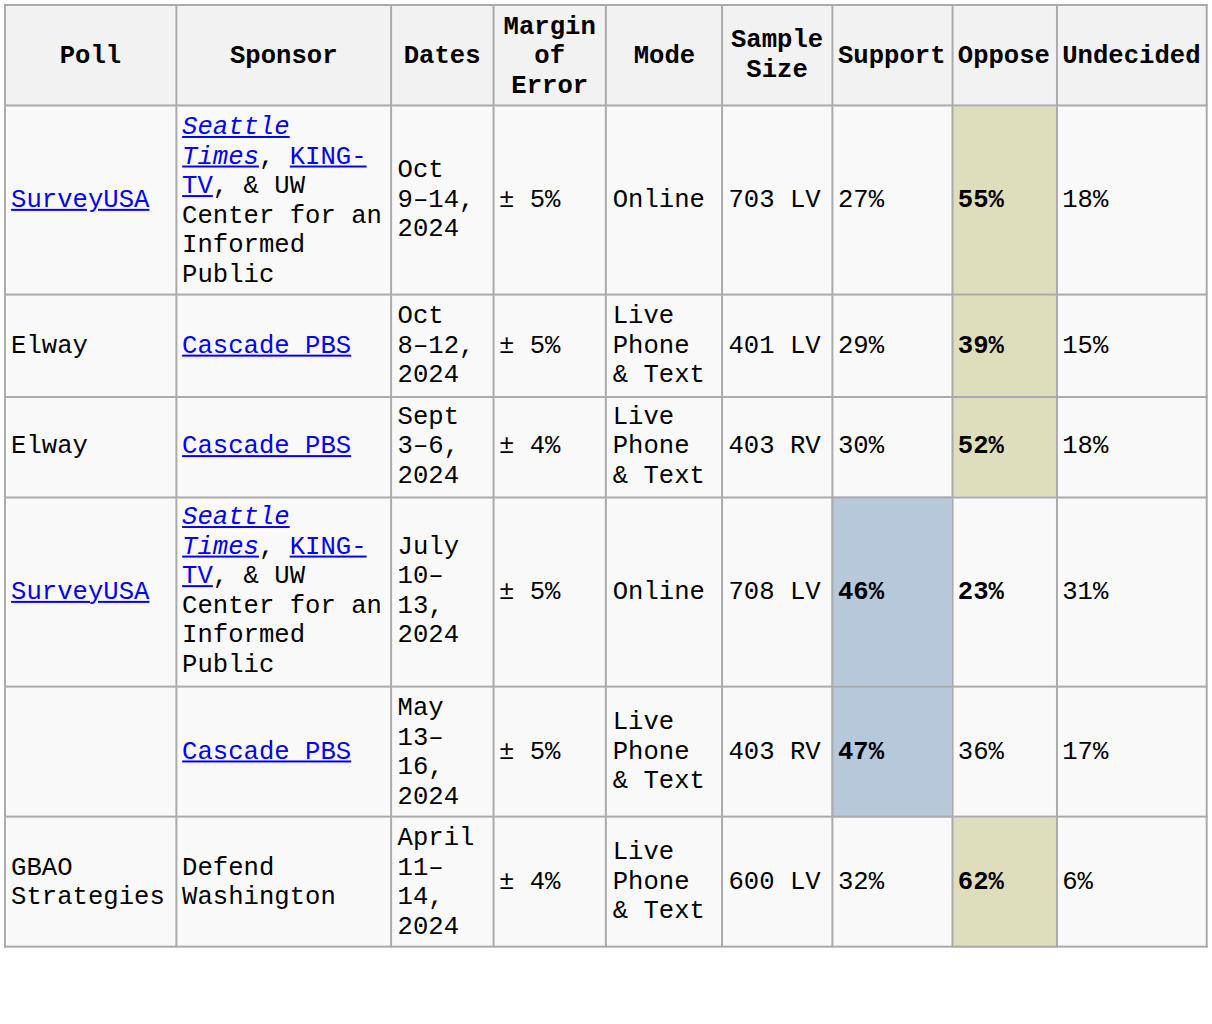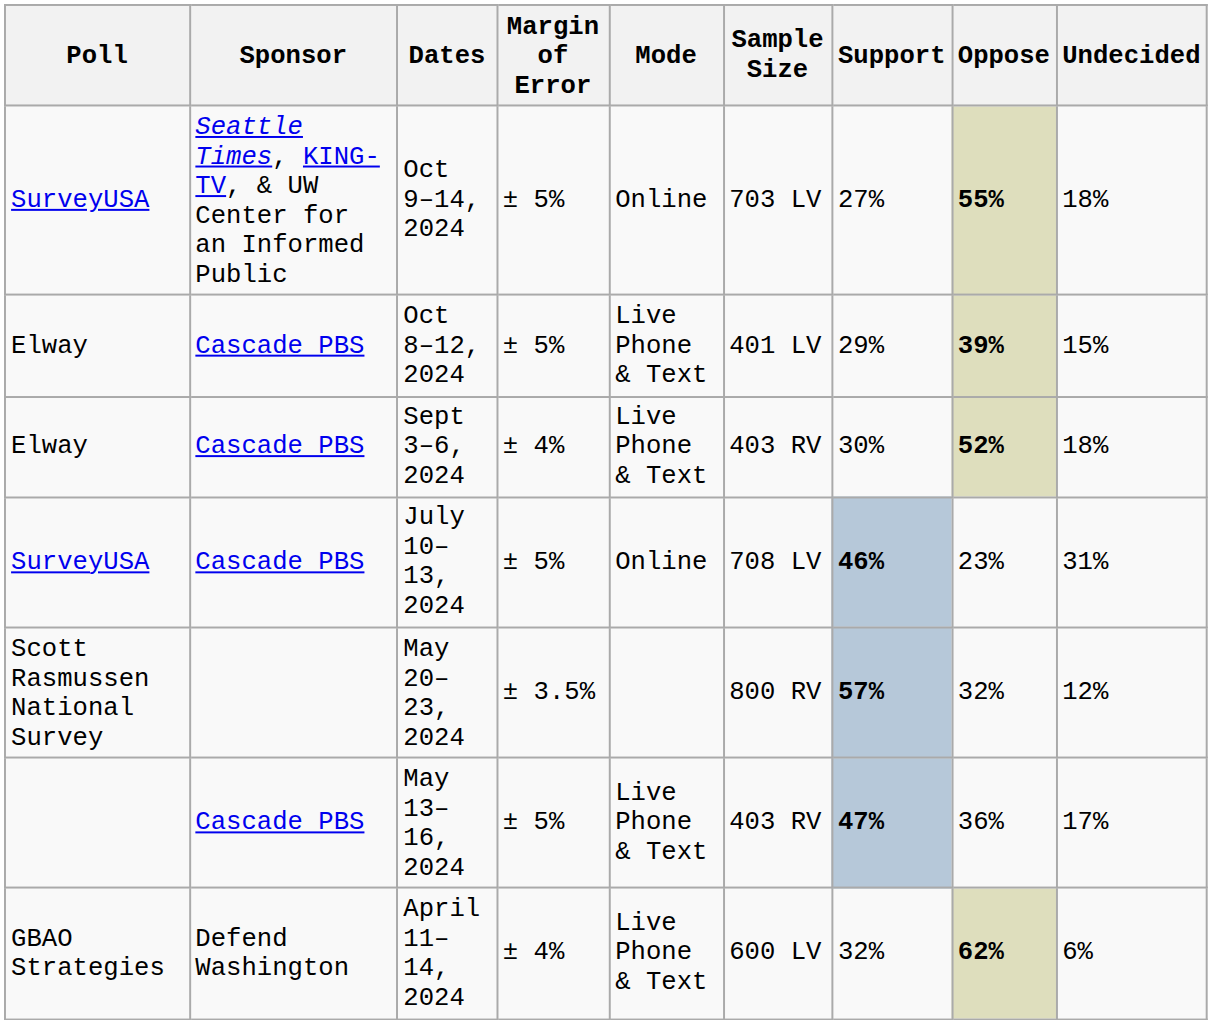(282, 592) Seattle Times, KING-TV, & UW Center for an Informed Public -> (280, 562) Cascade PBS
(981, 592) bold -> (981, 562) normal
+ row: (434, 693)
